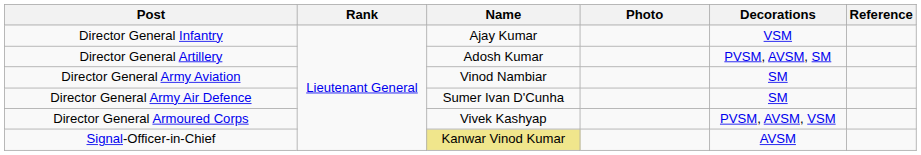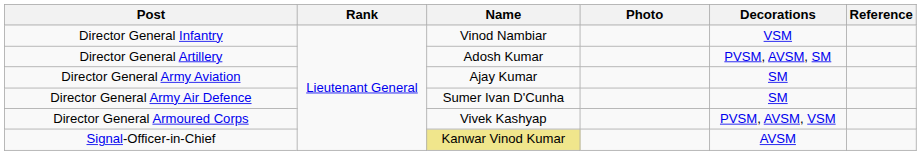(503, 35) Ajay Kumar -> (503, 35) Vinod Nambiar
(503, 77) Vinod Nambiar -> (503, 77) Ajay Kumar
